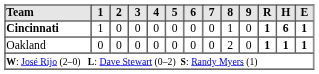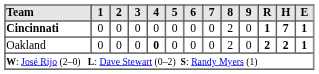(101, 28) 1 -> (101, 28) 0
(230, 28) 1 -> (230, 28) 2
(286, 28) 6 -> (286, 28) 7
(156, 45) normal -> (156, 45) bold
(267, 45) 1 -> (267, 45) 2
(286, 45) 1 -> (286, 45) 2
